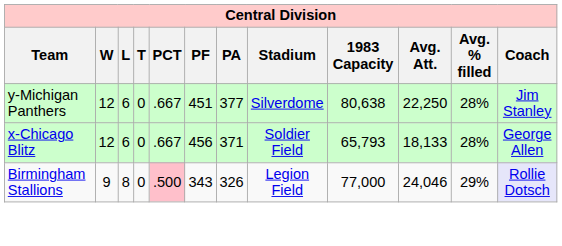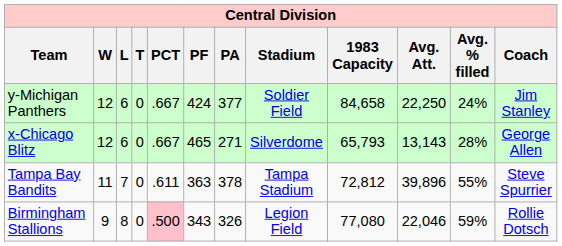(201, 103) 451 -> (199, 103) 424
(287, 103) Silverdome -> (286, 103) Soldier Field
(363, 103) 80,638 -> (363, 103) 84,658
(474, 103) 28% -> (473, 103) 24%
(201, 142) 456 -> (199, 142) 465
(232, 142) 371 -> (230, 142) 271
(287, 142) Soldier Field -> (286, 142) Silverdome
(425, 142) 18,133 -> (424, 142) 13,143
+ row: (44, 182)
(363, 182) 77,000 -> (363, 221) 77,080
(425, 182) 24,046 -> (424, 221) 22,046
(474, 182) 29% -> (473, 221) 59%
(527, 182) lavender background -> (526, 221) no background
